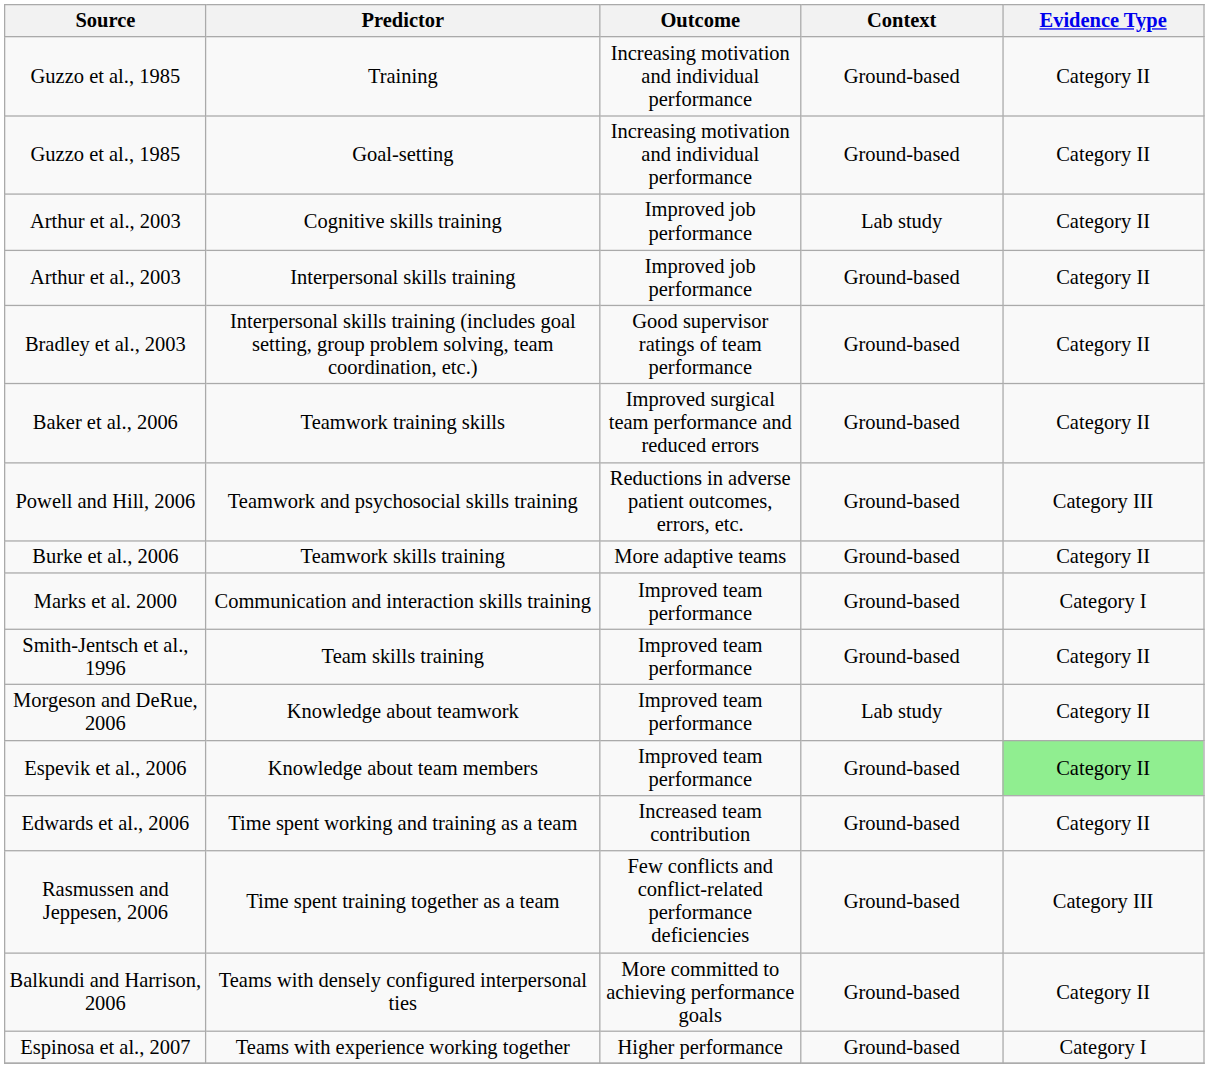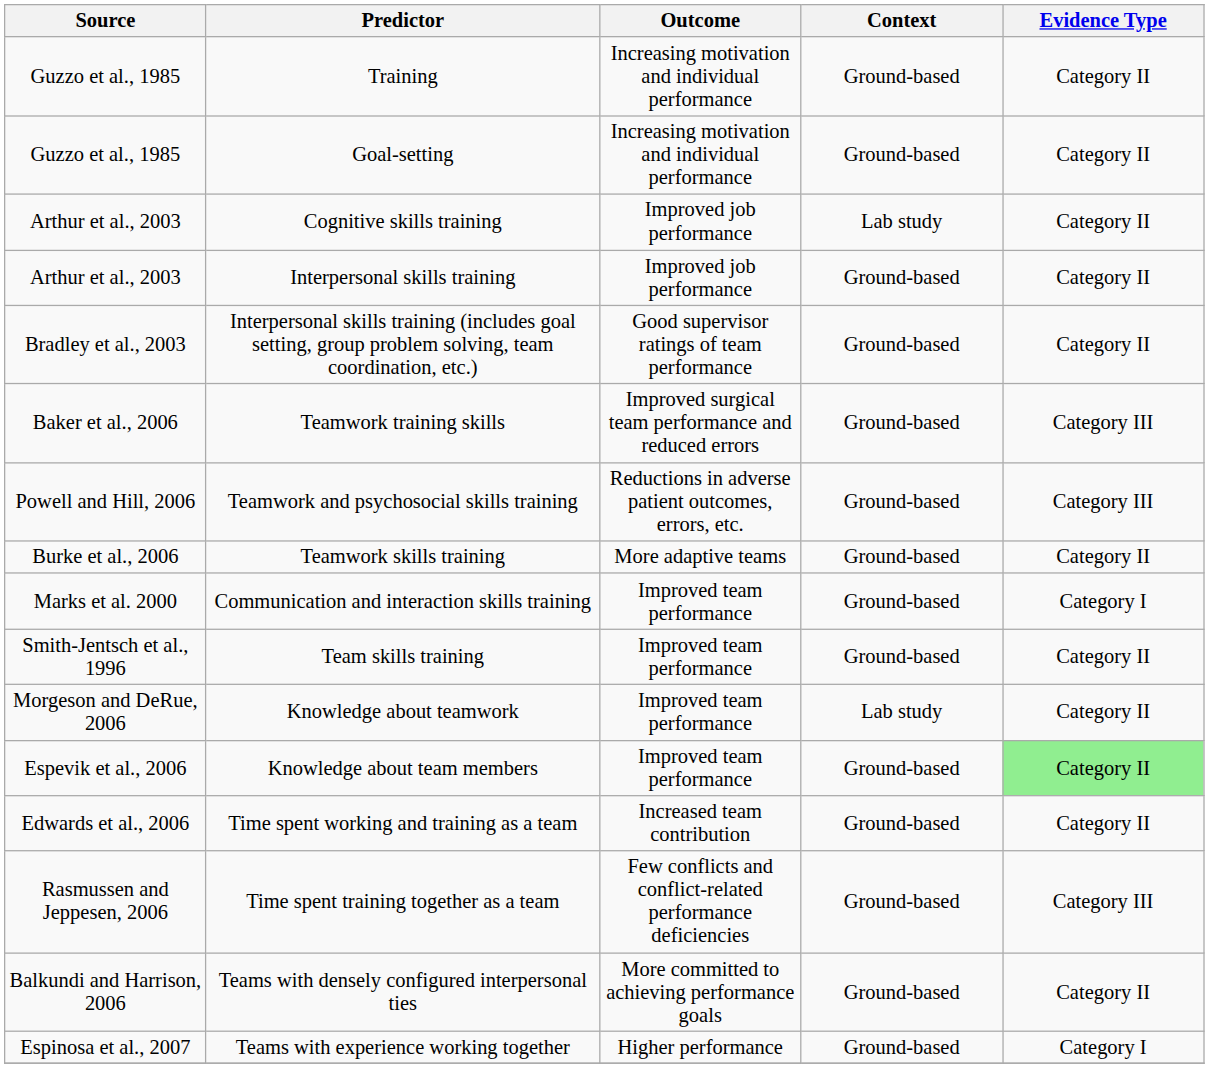(1103, 422) Category II -> (1103, 422) Category III
